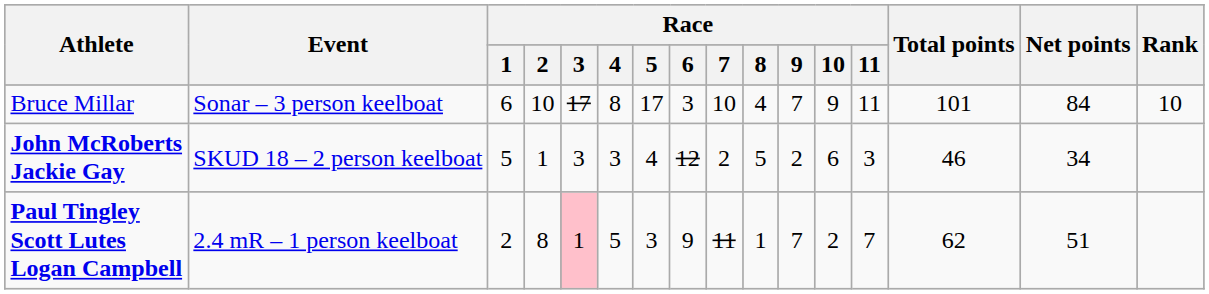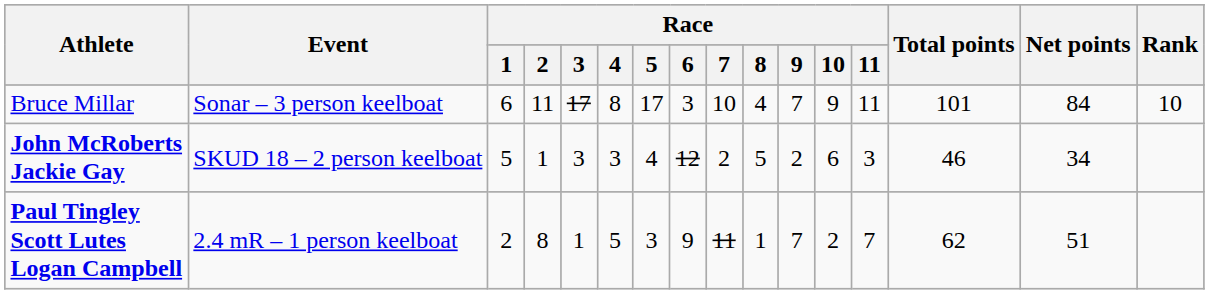(542, 104) 10 -> (542, 104) 11
(579, 240) pink background -> (579, 240) no background
